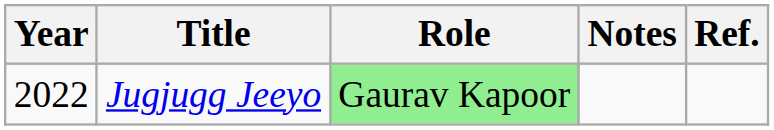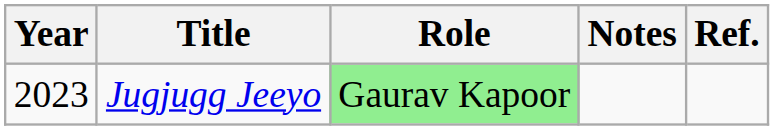(51, 93) 2022 -> (51, 93) 2023
